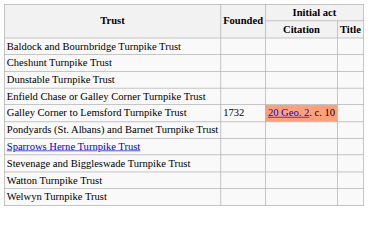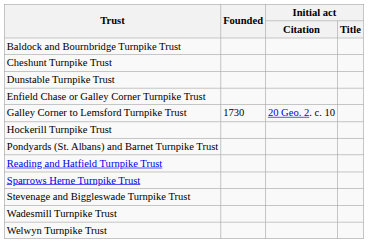(234, 113) 1732 -> (234, 113) 1730
(302, 113) lightsalmon background -> (302, 113) no background
+ row: (59, 130)
+ row: (84, 163)
+ row: (62, 213)
- row: (54, 180)
